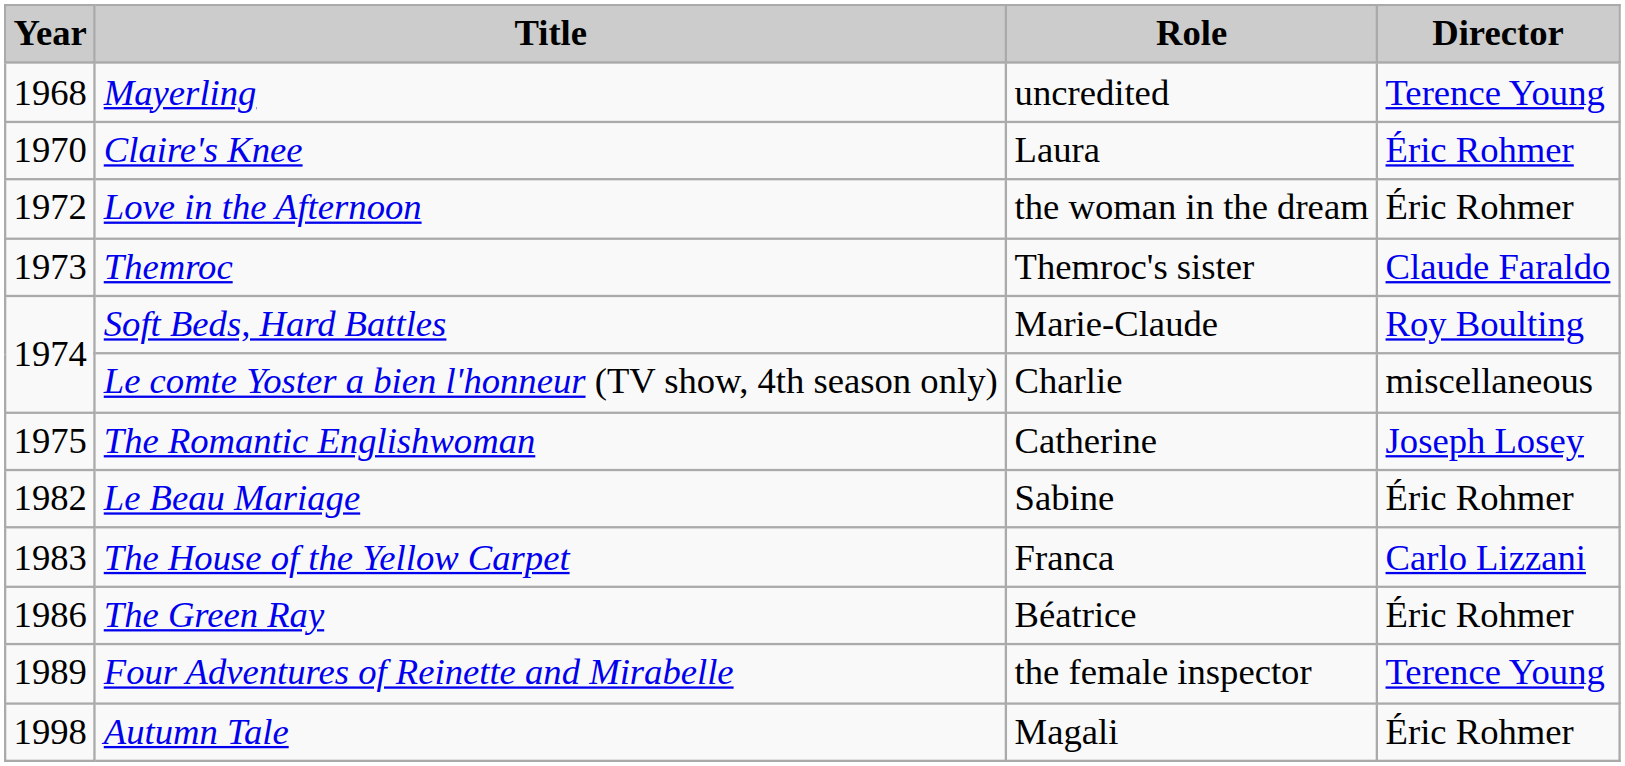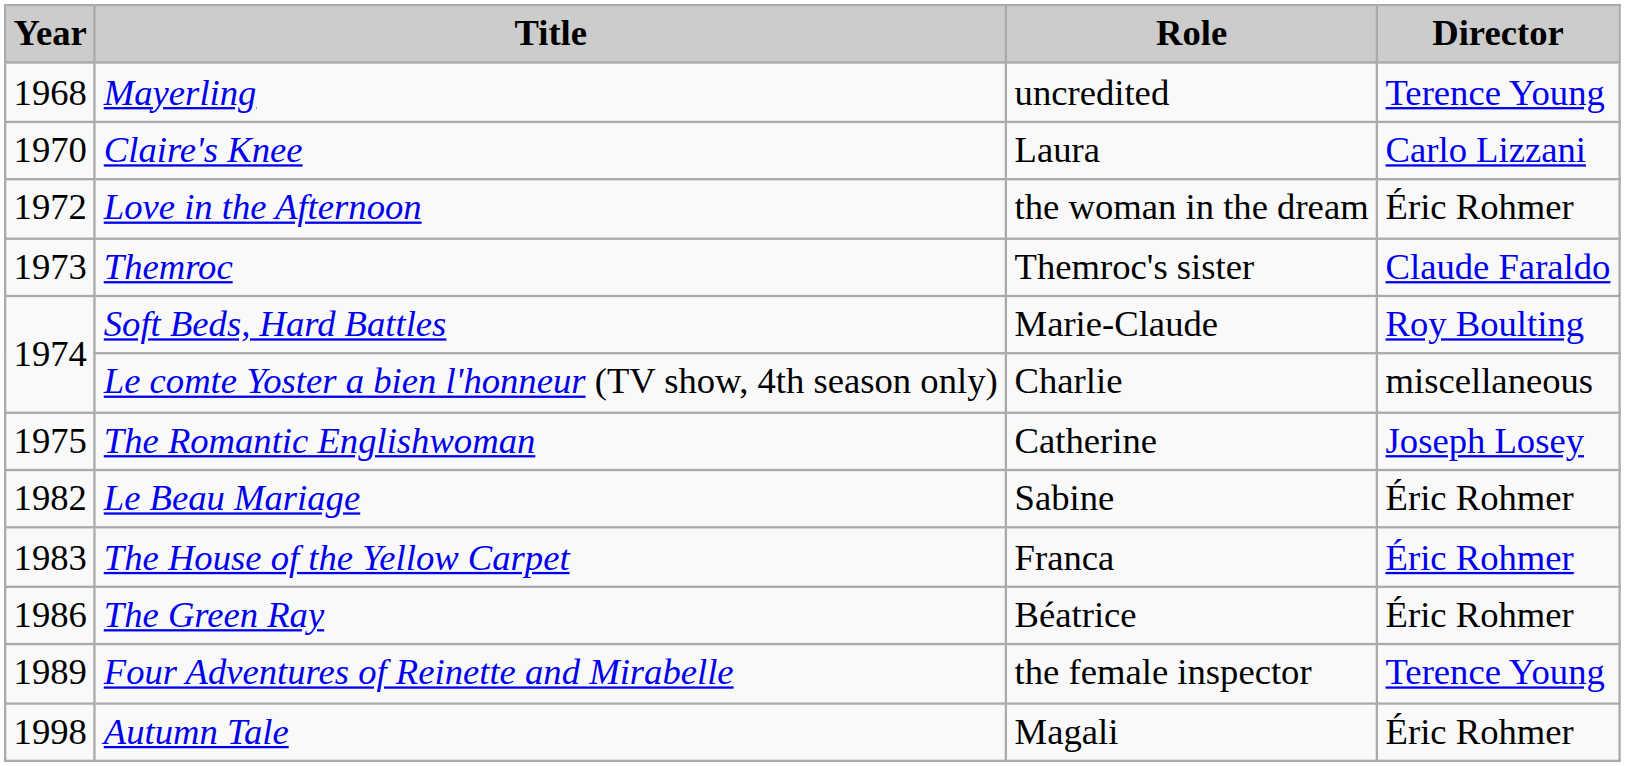(1480, 149) Éric Rohmer -> (1486, 149) Carlo Lizzani
(1486, 556) Carlo Lizzani -> (1480, 556) Éric Rohmer
